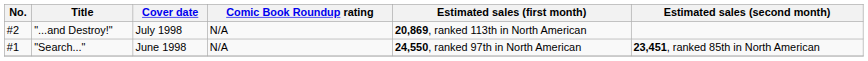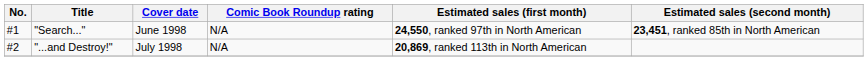rows swapped: (60, 47) <-> (73, 30)
